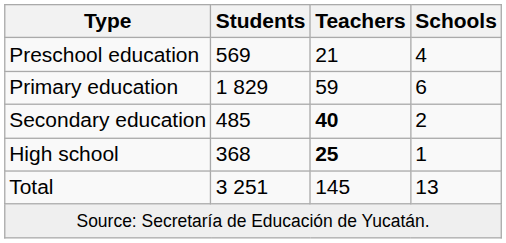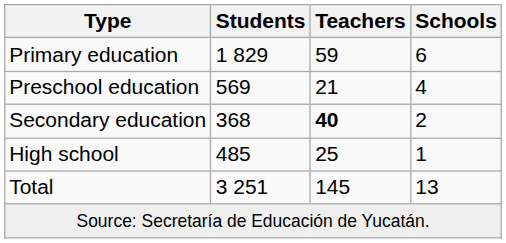rows swapped: (104, 54) <-> (94, 87)
(233, 120) 485 -> (233, 120) 368
(233, 154) 368 -> (233, 154) 485
(327, 154) bold -> (327, 154) normal
